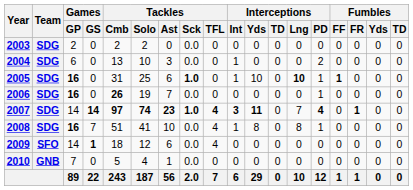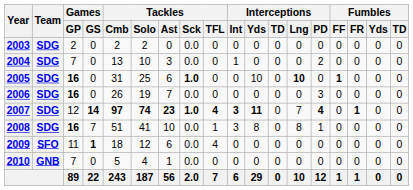(73, 62) 6 -> (73, 62) 7
(236, 78) 1 -> (236, 78) 0
(321, 78) 1 -> (321, 78) 0
(117, 95) bold -> (117, 95) normal
(321, 95) 1 -> (321, 95) 3
(73, 111) 14 -> (73, 111) 12
(215, 128) 4 -> (215, 128) 1
(236, 128) 1 -> (236, 128) 3
(73, 144) 14 -> (73, 144) 11
